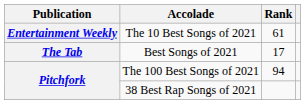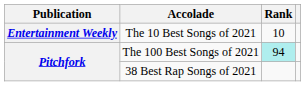(278, 33) 61 -> (278, 33) 10
- row: (191, 52)
(278, 71) no background -> (278, 52) paleturquoise background
